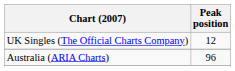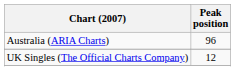rows swapped: (58, 57) <-> (97, 40)
